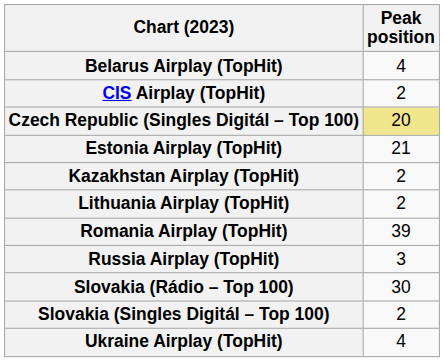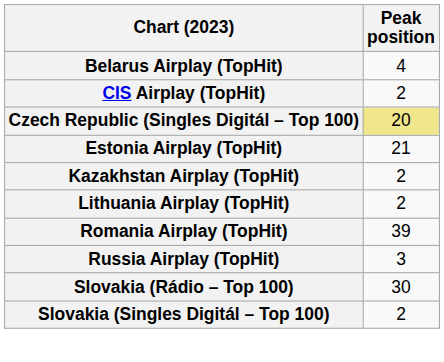- row: (184, 342)
